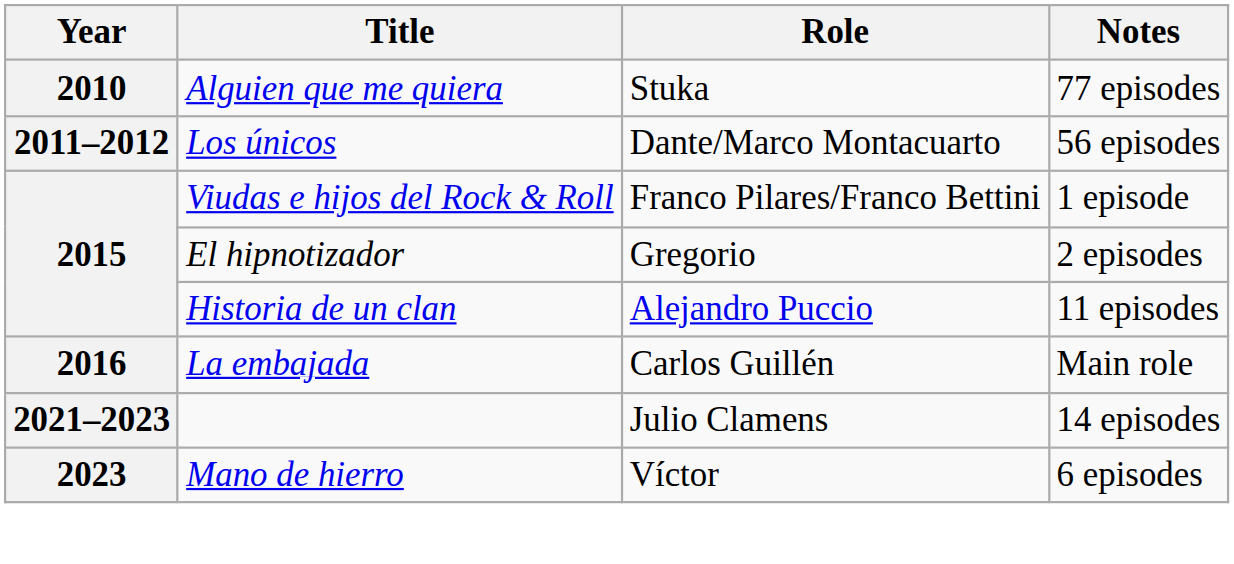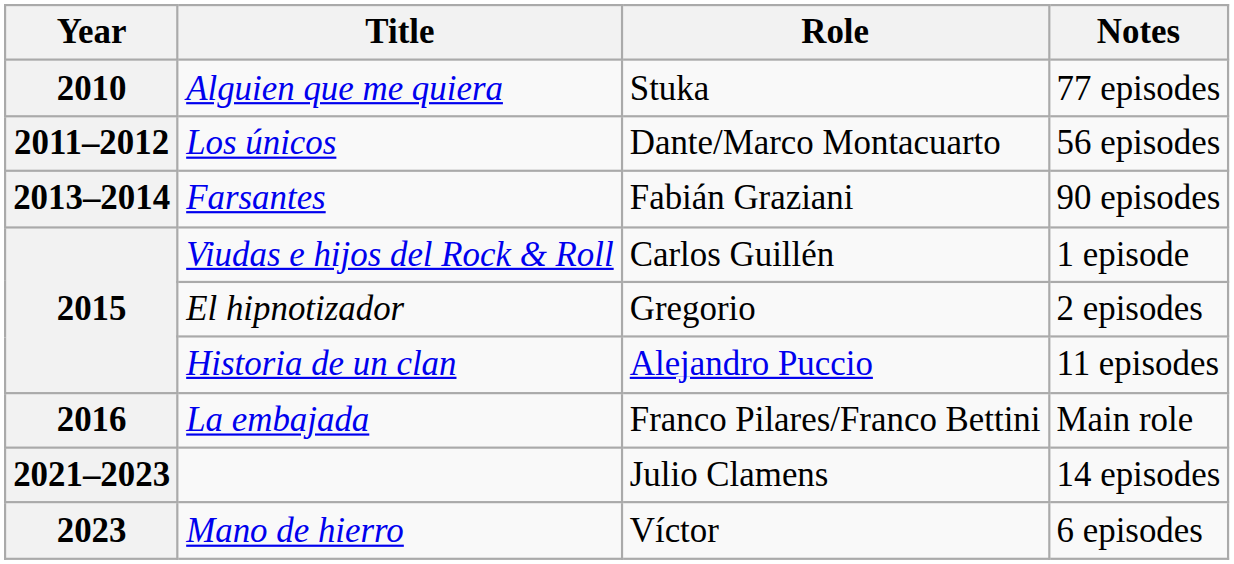+ row: (256, 198)
(835, 198) Franco Pilares/Franco Bettini -> (732, 253) Carlos Guillén
(732, 364) Carlos Guillén -> (835, 419) Franco Pilares/Franco Bettini
